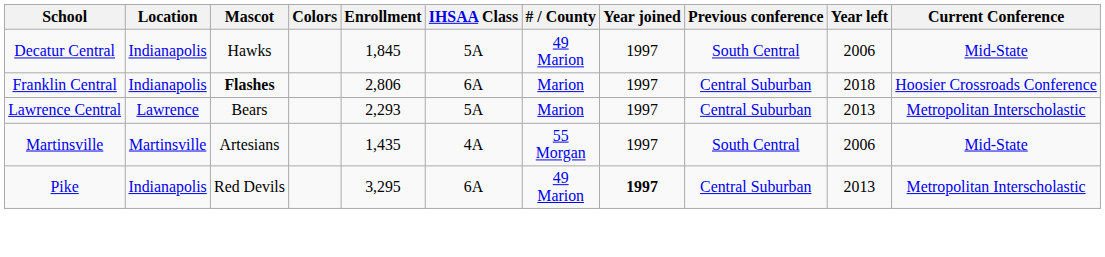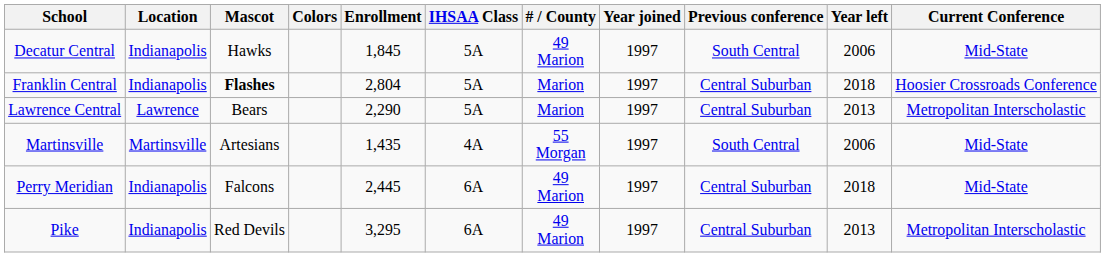(383, 85) 2,806 -> (383, 85) 2,804
(474, 85) 6A -> (474, 85) 5A
(383, 110) 2,293 -> (383, 110) 2,290
+ row: (65, 187)
(642, 187) bold -> (642, 230) normal
